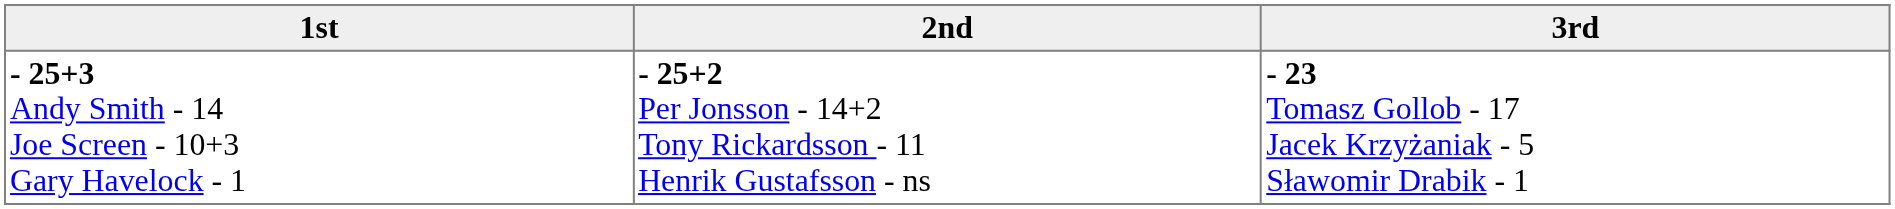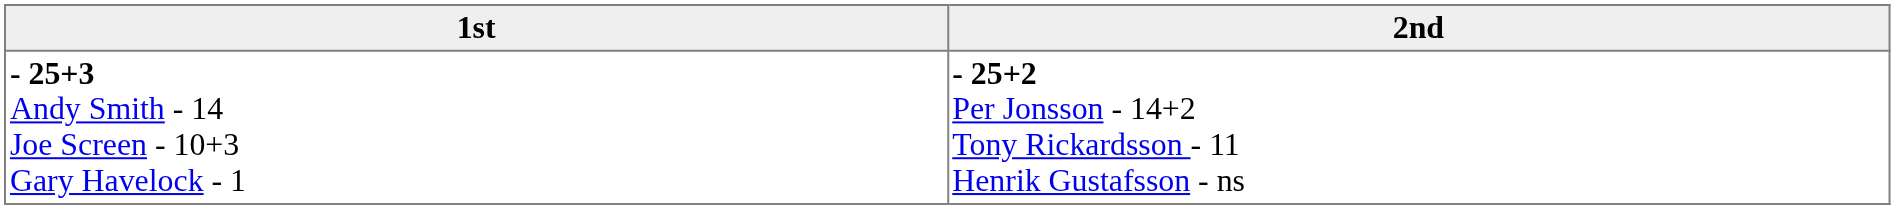- column: (1575, 27)
